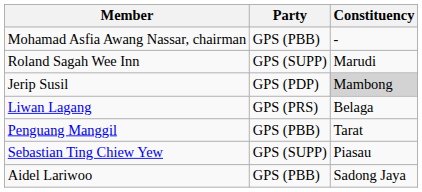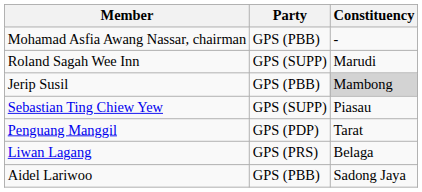(286, 84) GPS (PDP) -> (286, 84) GPS (PBB)
rows swapped: (50, 107) <-> (85, 152)
(286, 130) GPS (PBB) -> (286, 130) GPS (PDP)
